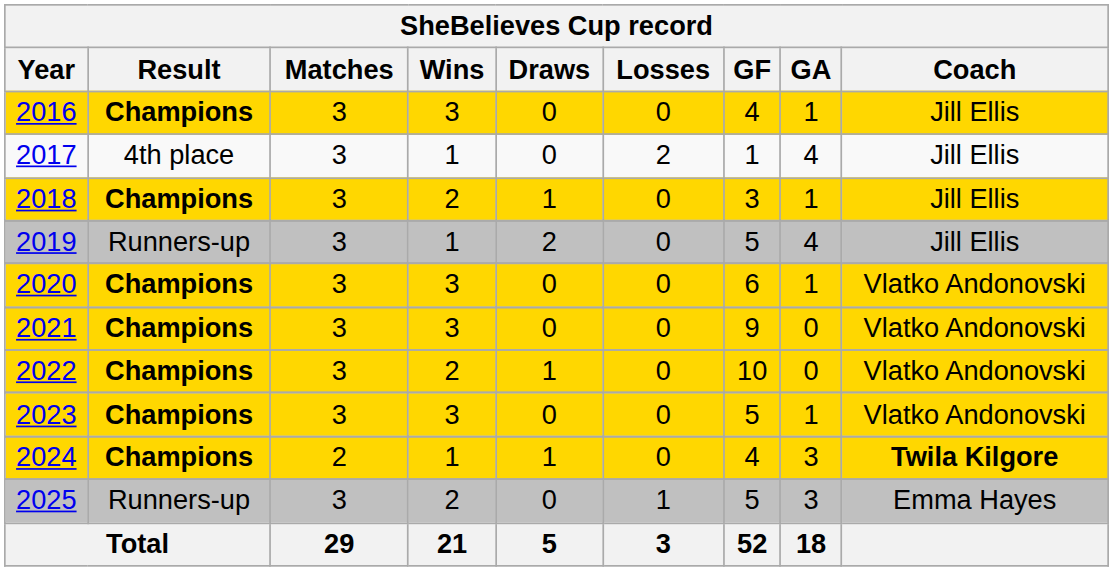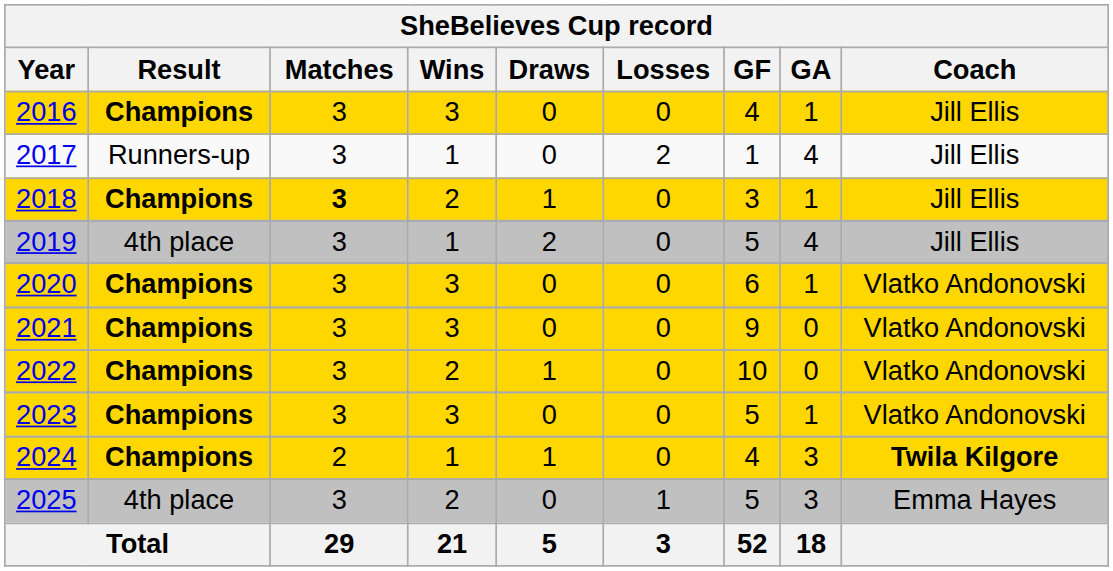(179, 155) 4th place -> (179, 155) Runners-up
(339, 198) normal -> (339, 198) bold
(179, 241) Runners-up -> (179, 241) 4th place
(179, 500) Runners-up -> (179, 500) 4th place
